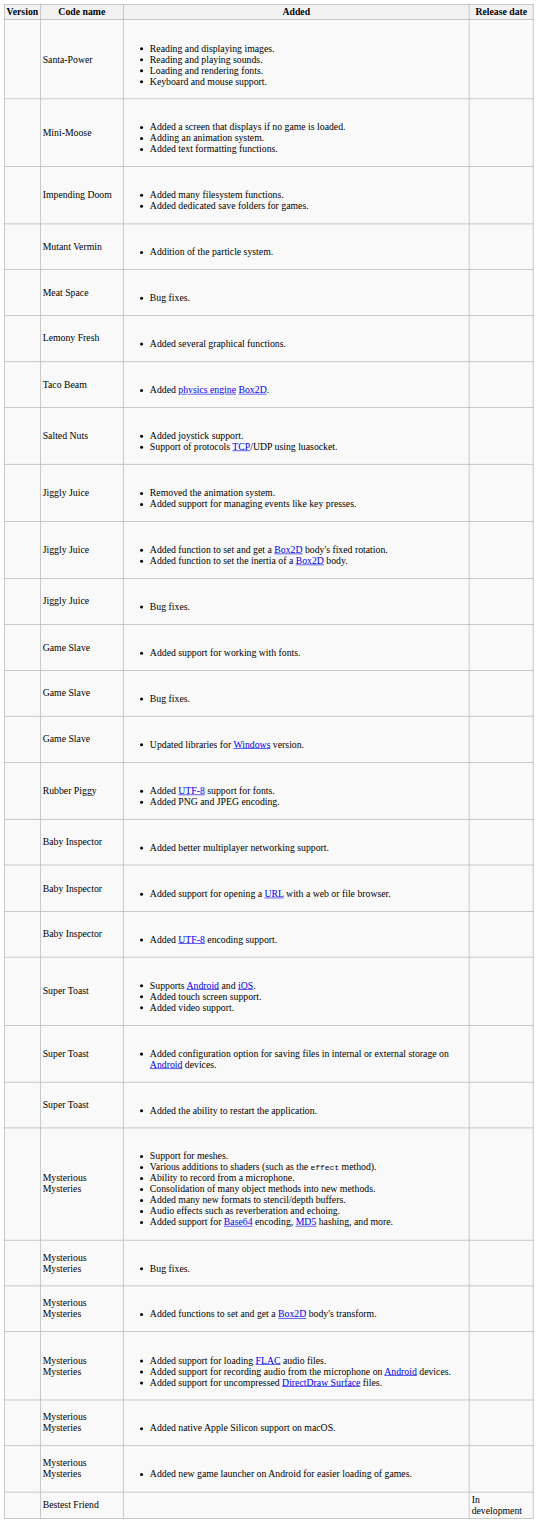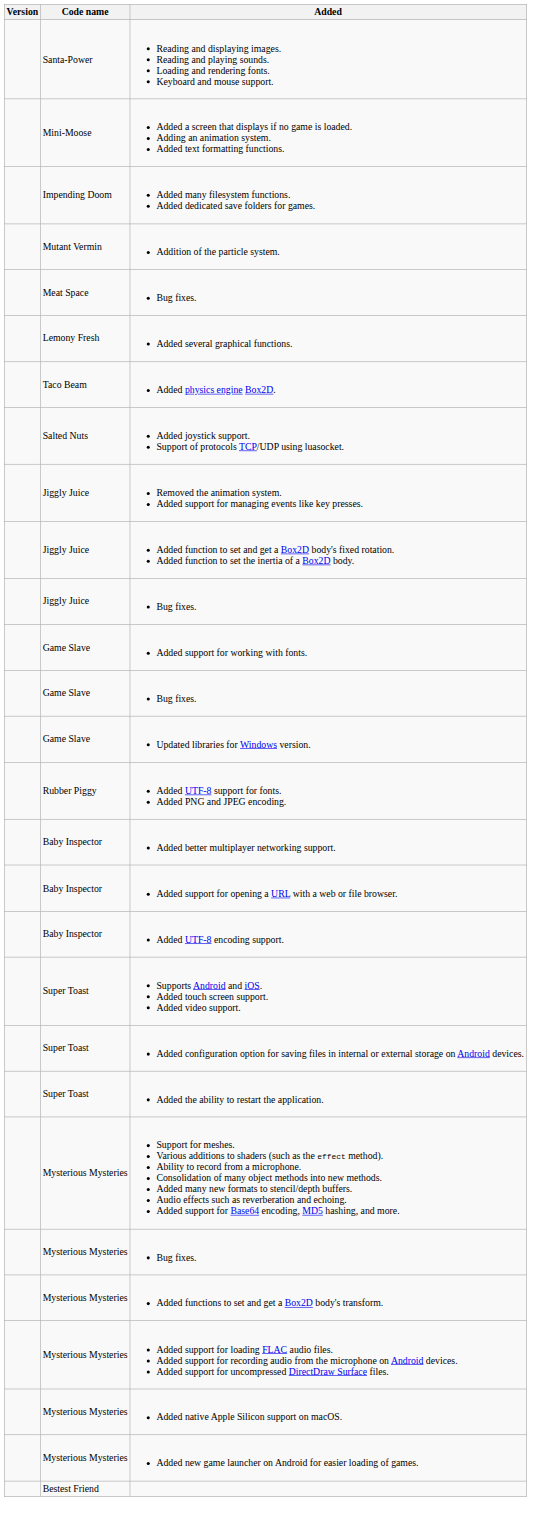- column: (501, 12)
